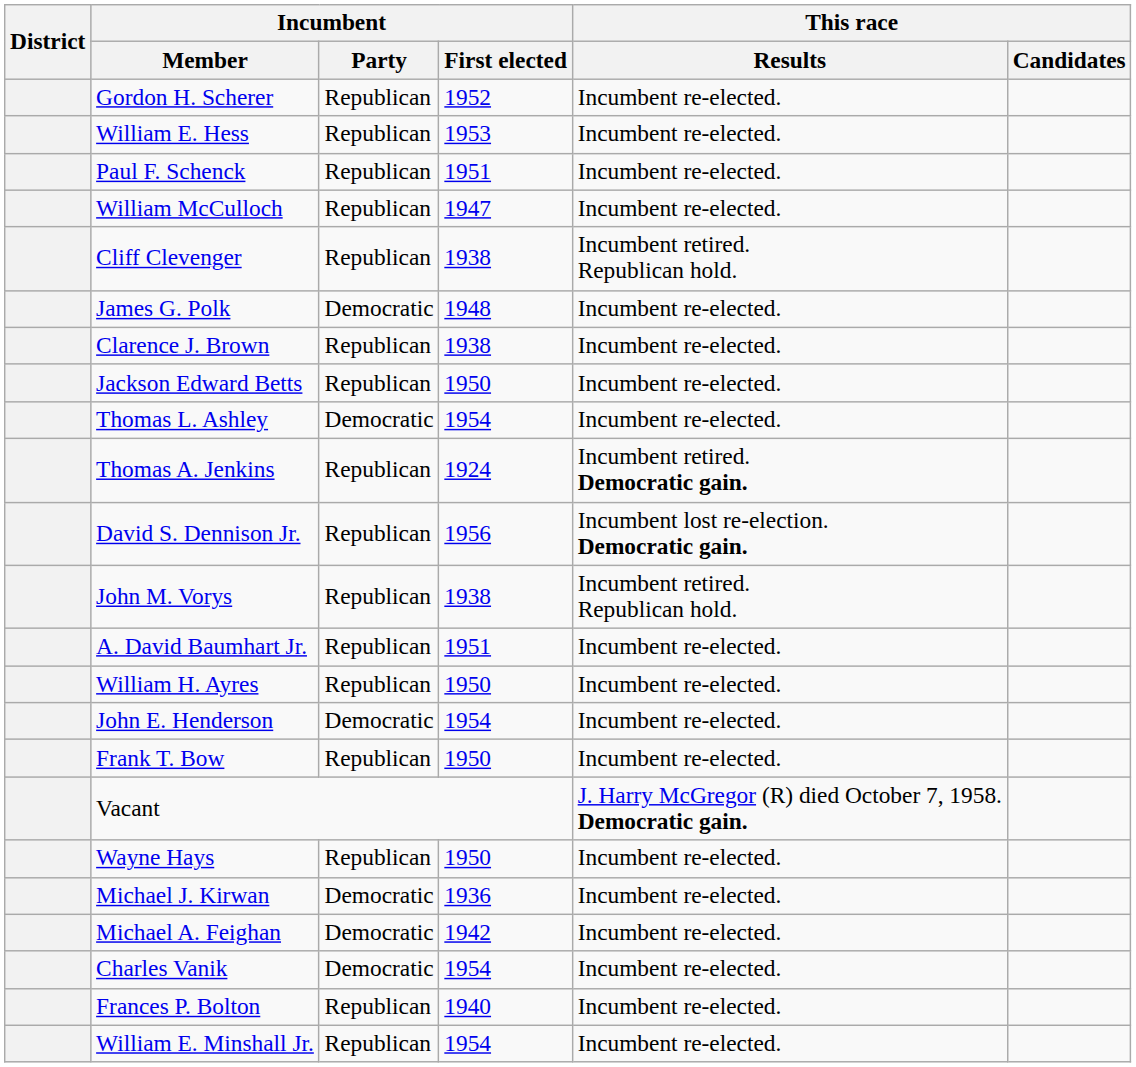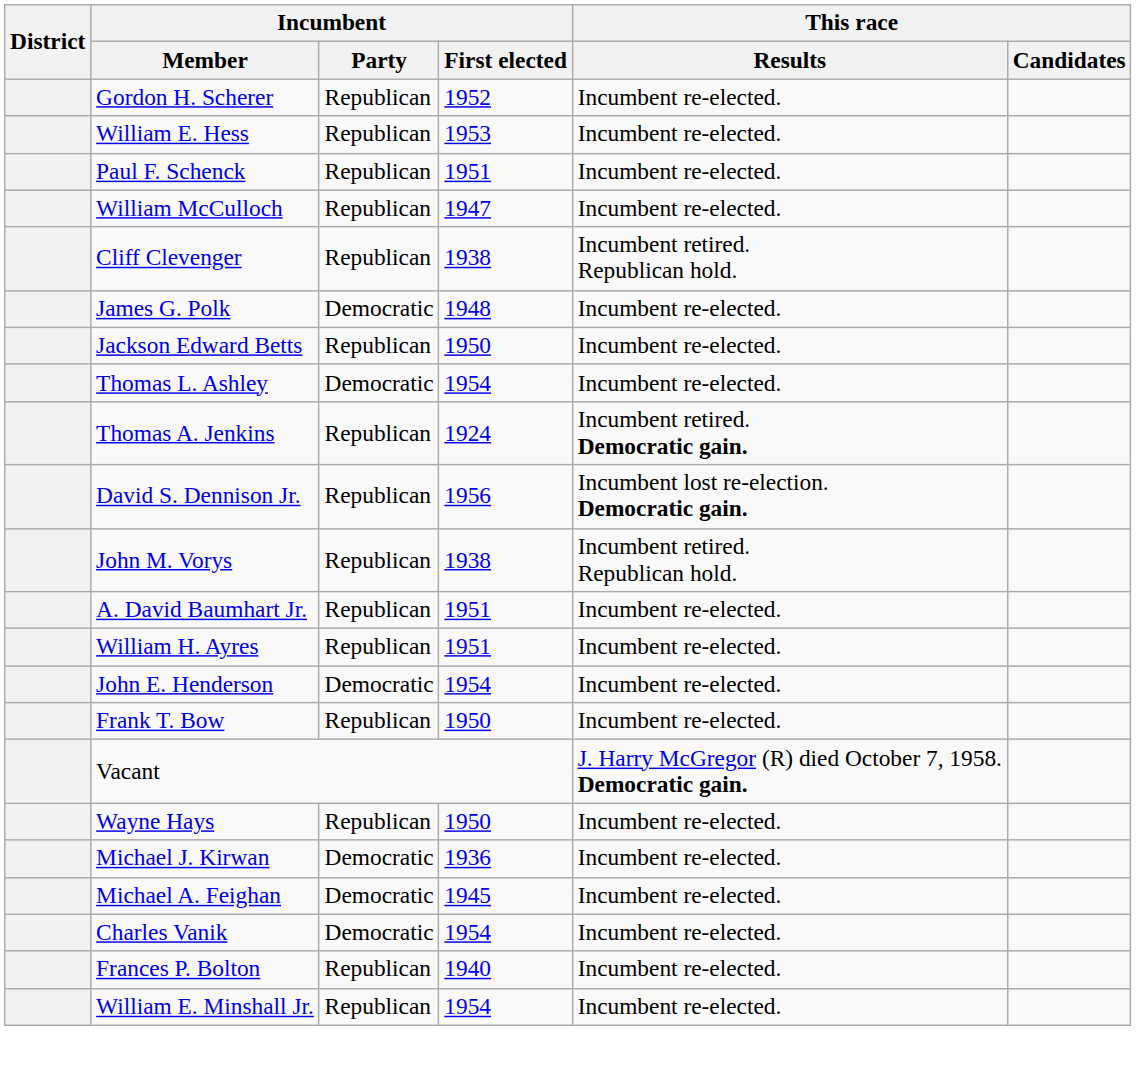- row: (183, 345)
(468, 683) 1950 -> (468, 646) 1951
(468, 932) 1942 -> (468, 895) 1945
